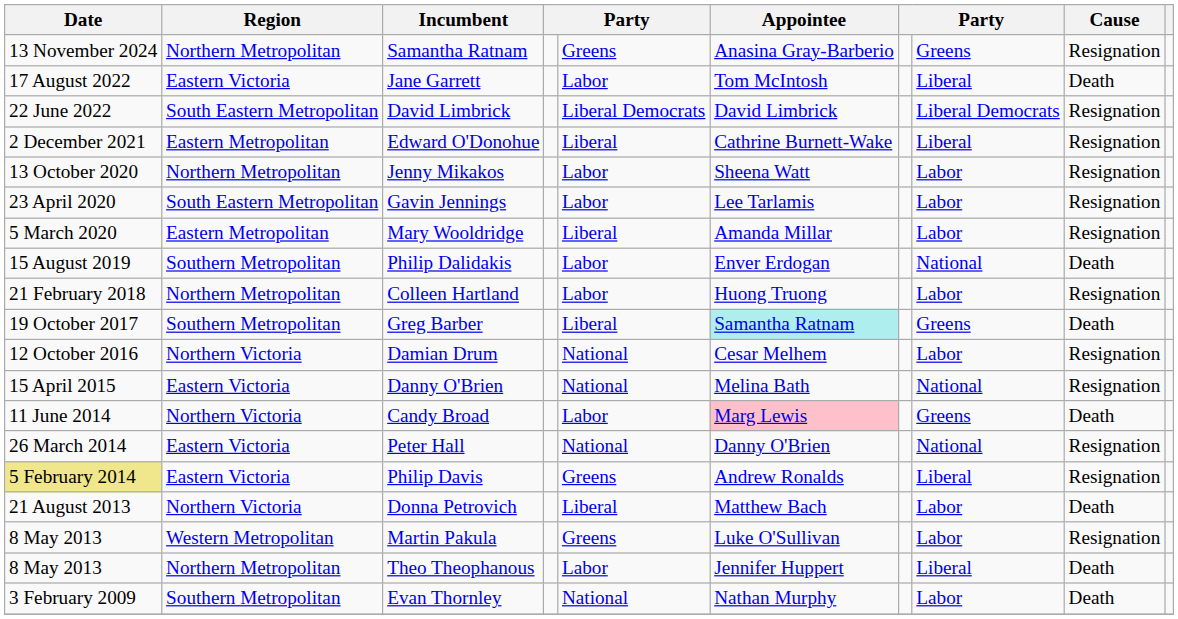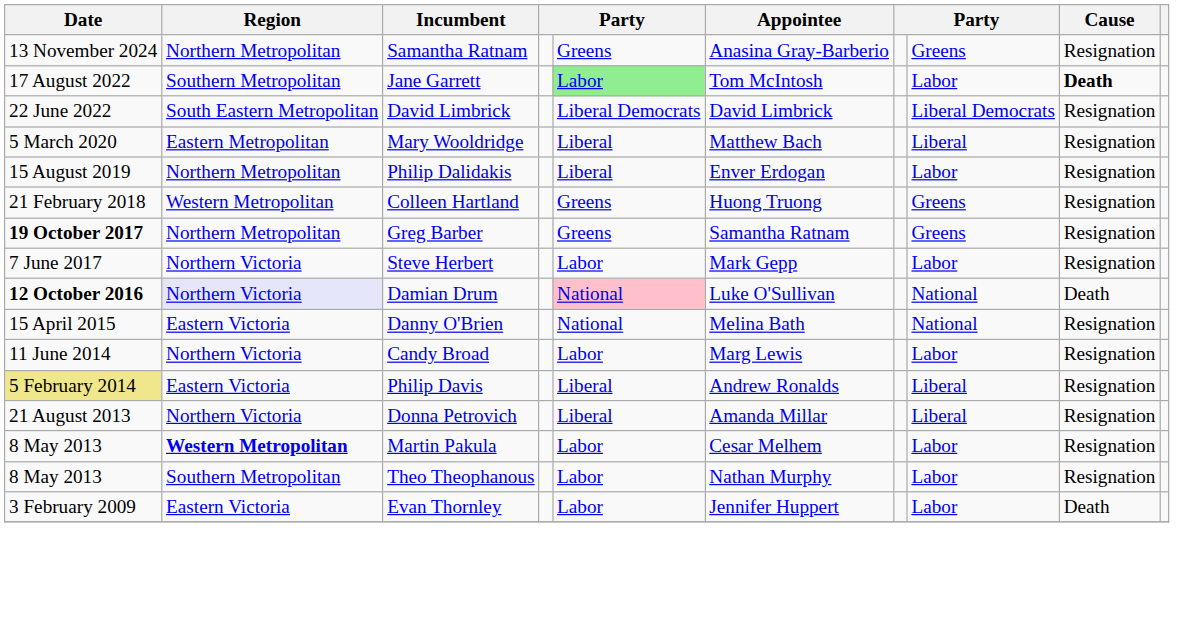(228, 80) Eastern Victoria -> (253, 80) Southern Metropolitan
(585, 80) no background -> (580, 80) lightgreen background
(944, 80) Liberal -> (934, 80) Labor
(1092, 80) normal -> (1088, 80) bold
- row: (463, 141)
- row: (446, 171)
- row: (447, 202)
(773, 232) Amanda Millar -> (766, 141) Matthew Bach
(939, 232) Labor -> (939, 141) Liberal
(253, 263) Southern Metropolitan -> (253, 171) Northern Metropolitan
(585, 263) Labor -> (585, 171) Liberal
(949, 263) National -> (934, 171) Labor
(1092, 263) Death -> (1110, 171) Resignation
(253, 293) Northern Metropolitan -> (250, 202) Western Metropolitan
(585, 293) Labor -> (584, 202) Greens
(939, 293) Labor -> (939, 202) Greens
(74, 324) normal -> (76, 232) bold
(253, 324) Southern Metropolitan -> (253, 232) Northern Metropolitan
(590, 324) Liberal -> (584, 232) Greens
(784, 324) paleturquoise background -> (779, 232) no background
(1092, 324) Death -> (1110, 232) Resignation
+ row: (440, 263)
(74, 354) normal -> (76, 293) bold
(234, 354) no background -> (234, 293) lavender background
(595, 354) no background -> (590, 293) pink background
(770, 354) Cesar Melhem -> (772, 293) Luke O'Sullivan
(939, 354) Labor -> (945, 293) National
(1114, 354) Resignation -> (1087, 293) Death
(761, 415) pink background -> (756, 354) no background
(944, 415) Greens -> (934, 354) Labor
(1092, 415) Death -> (1110, 354) Resignation
- row: (426, 446)
(589, 476) Greens -> (585, 385) Liberal
(770, 506) Matthew Bach -> (768, 415) Amanda Millar
(939, 506) Labor -> (939, 415) Liberal
(1092, 506) Death -> (1110, 415) Resignation
(250, 537) normal -> (257, 446) bold
(589, 537) Greens -> (580, 446) Labor
(777, 537) Luke O'Sullivan -> (766, 446) Cesar Melhem
(253, 567) Northern Metropolitan -> (253, 476) Southern Metropolitan
(779, 567) Jennifer Huppert -> (770, 476) Nathan Murphy
(944, 567) Liberal -> (934, 476) Labor
(1092, 567) Death -> (1110, 476) Resignation
(253, 598) Southern Metropolitan -> (228, 506) Eastern Victoria
(595, 598) National -> (580, 506) Labor
(775, 598) Nathan Murphy -> (774, 506) Jennifer Huppert
